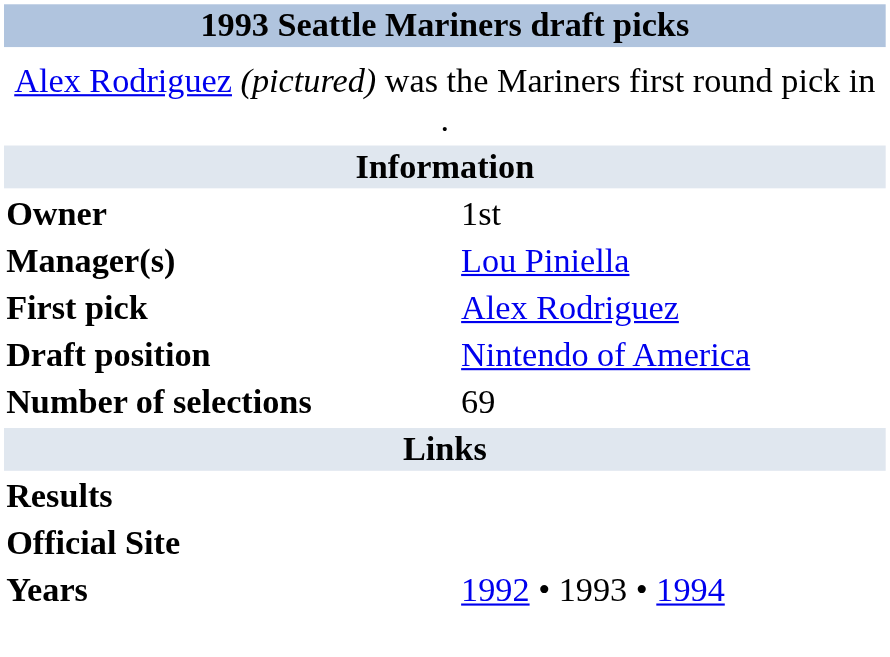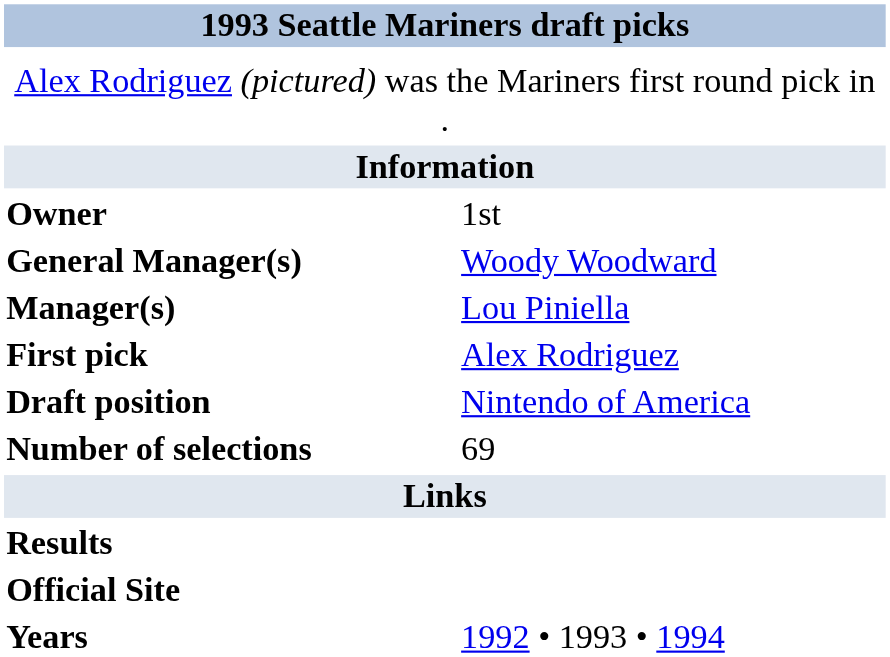+ row: (154, 260)
